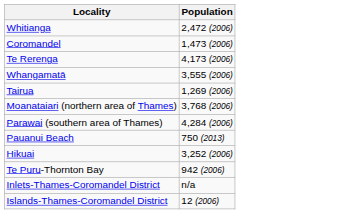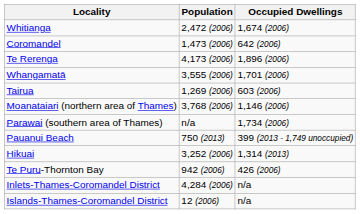+ column: (295, 12)
(207, 122) 4,284 (2006) -> (188, 122) n/a
(188, 185) n/a -> (207, 185) 4,284 (2006)
